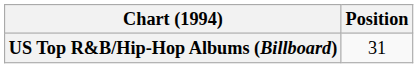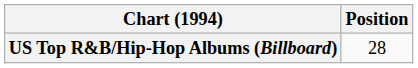(377, 47) 31 -> (377, 47) 28
